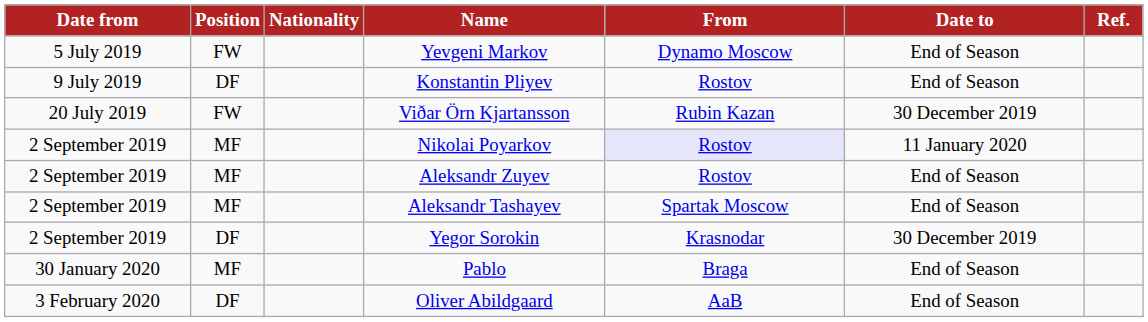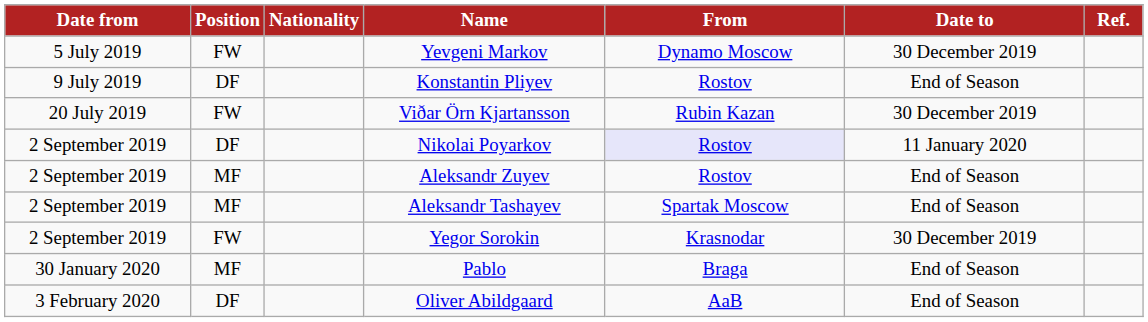(965, 51) End of Season -> (965, 51) 30 December 2019
(227, 144) MF -> (227, 144) DF
(227, 238) DF -> (227, 238) FW
